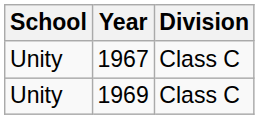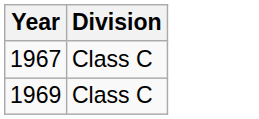- column: (48, 22)
